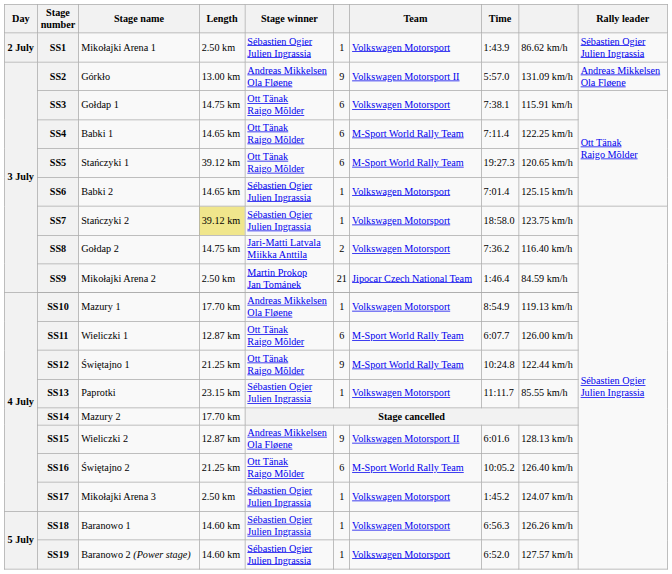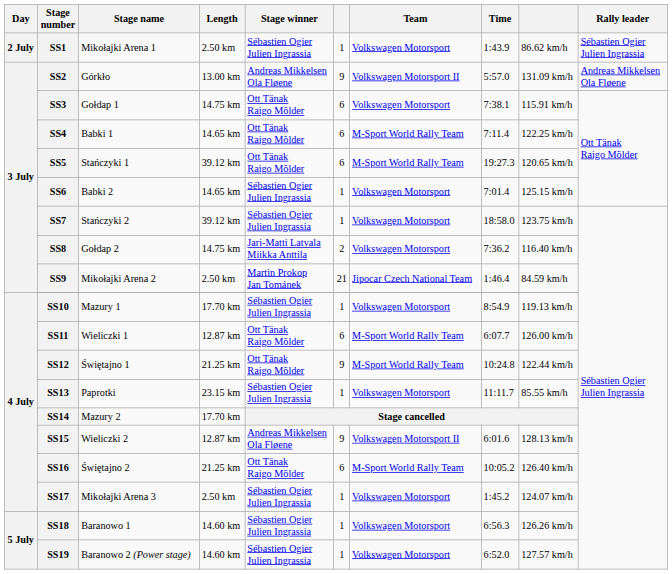(221, 220) khaki background -> (221, 220) no background
(287, 306) Andreas Mikkelsen Ola Fløene -> (280, 306) Sébastien Ogier Julien Ingrassia
